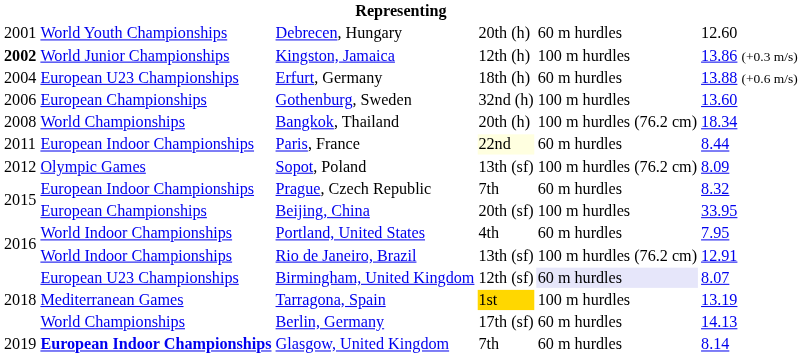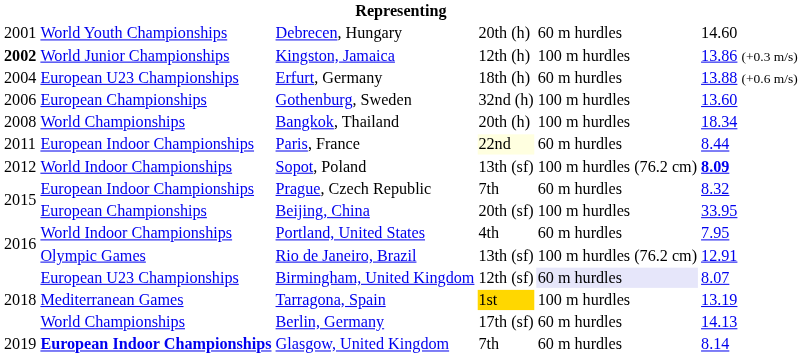(719, 33) 12.60 -> (719, 33) 14.60
(617, 122) 100 m hurdles (76.2 cm) -> (584, 122) 100 m hurdles
(93, 166) Olympic Games -> (136, 166) World Indoor Championships
(715, 166) normal -> (715, 166) bold
(136, 255) World Indoor Championships -> (93, 255) Olympic Games
